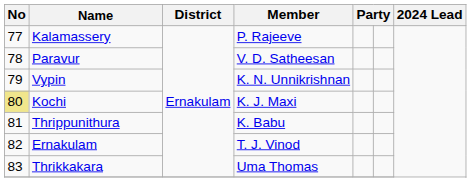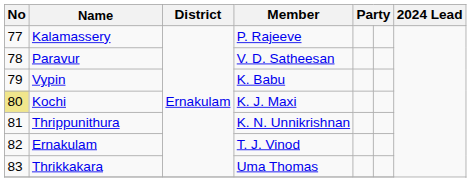(293, 79) K. N. Unnikrishnan -> (261, 79) K. Babu
(261, 123) K. Babu -> (293, 123) K. N. Unnikrishnan
